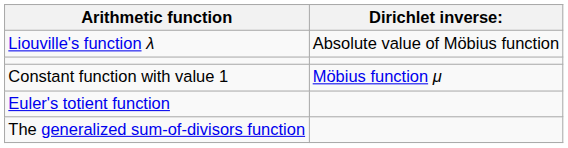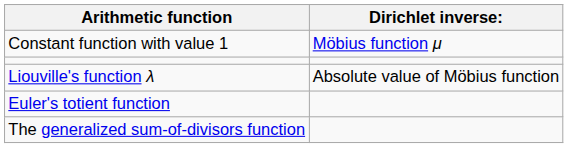rows swapped: (118, 77) <-> (81, 43)
